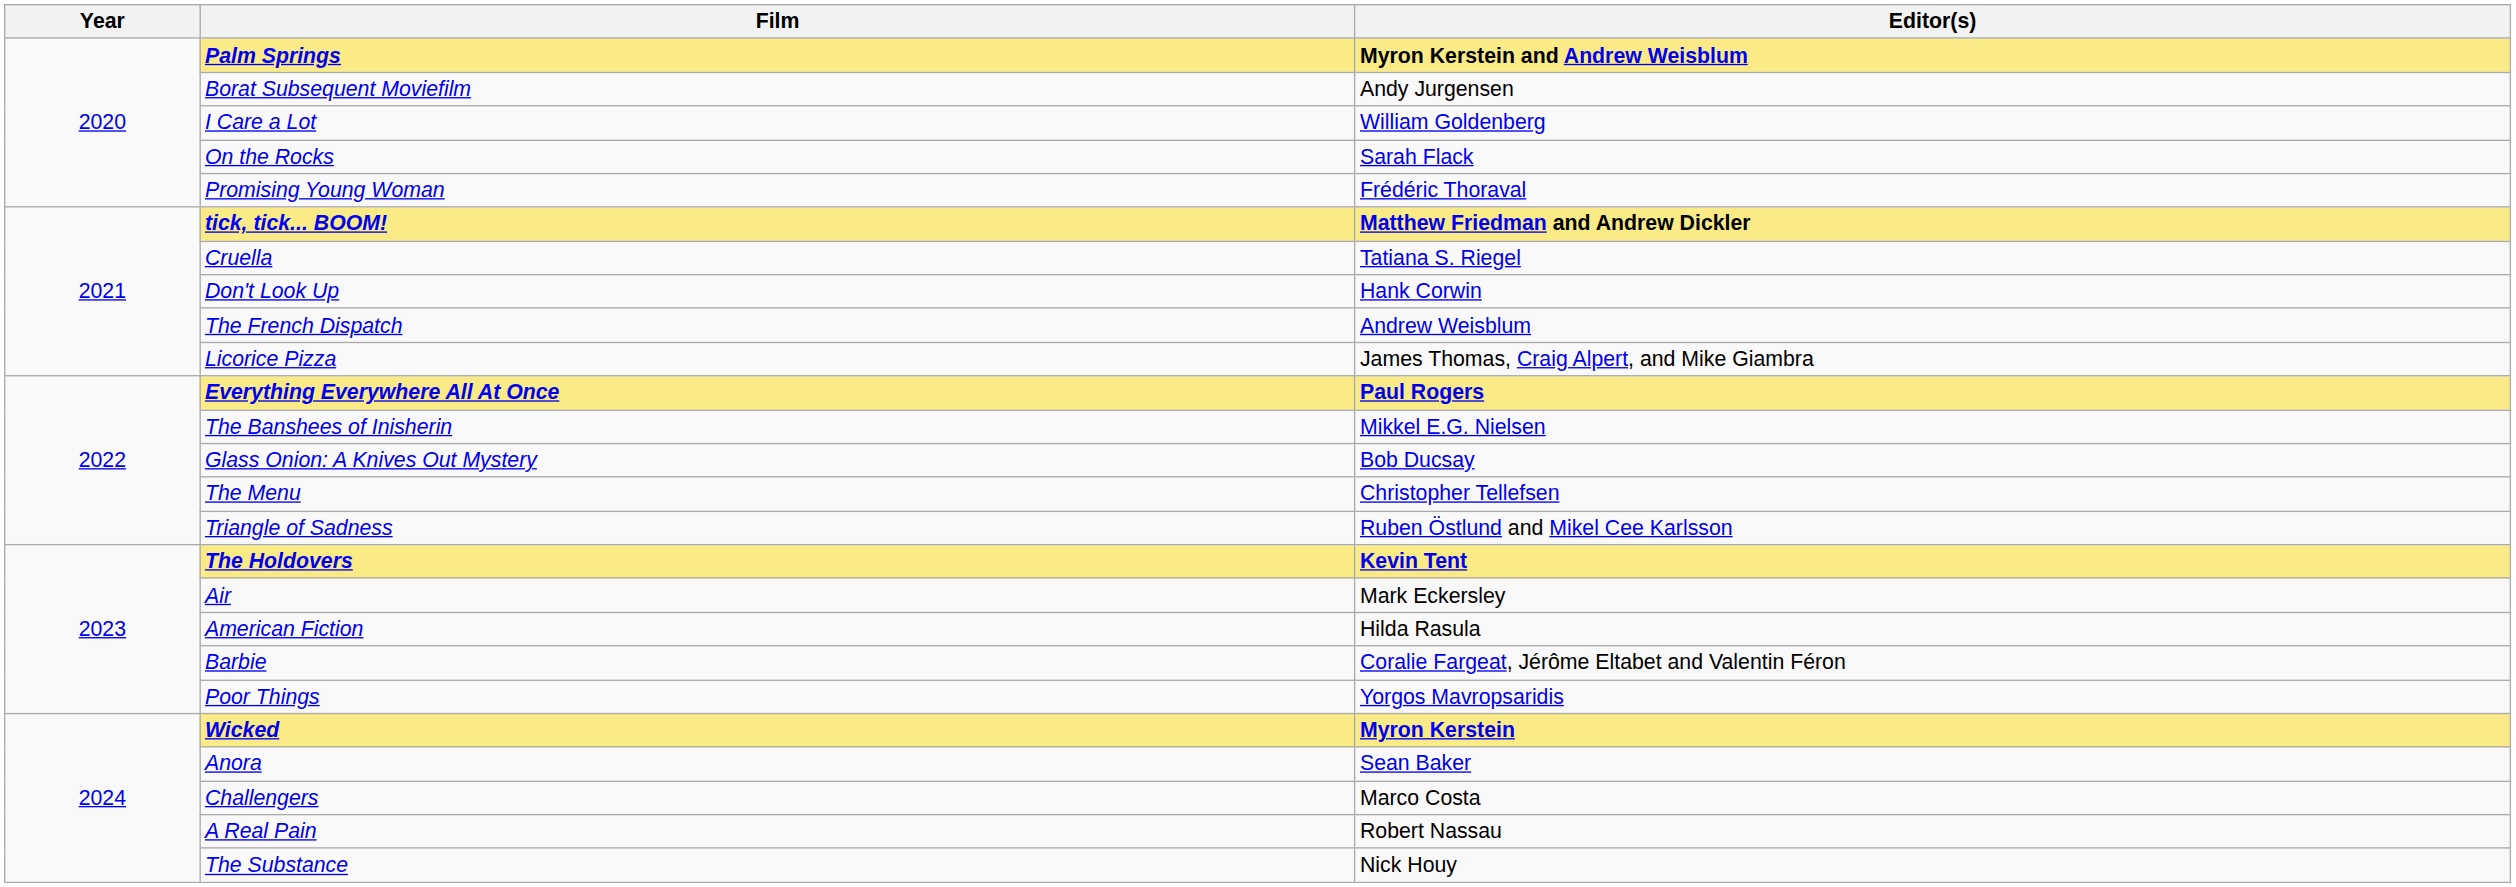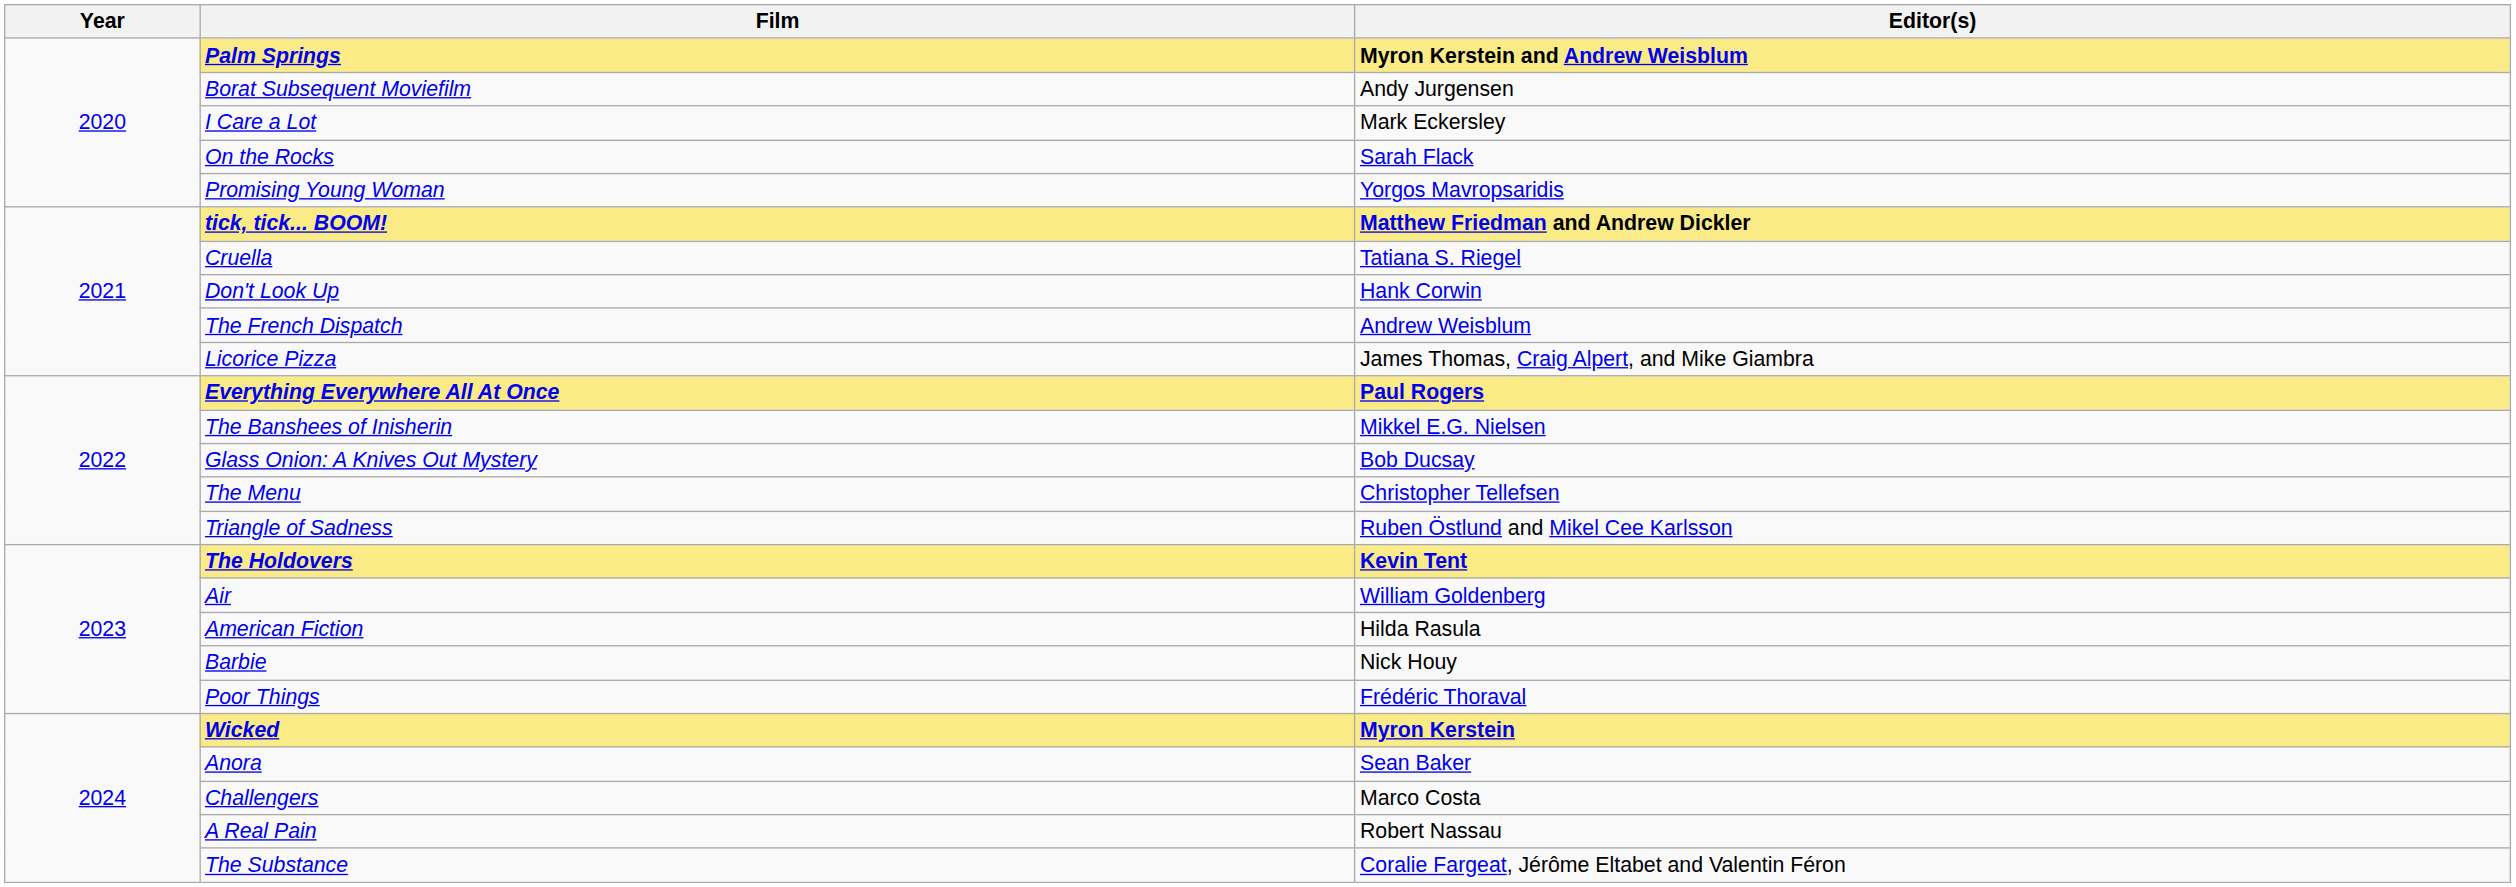(1453, 122) William Goldenberg -> (1433, 122) Mark Eckersley
(1443, 190) Frédéric Thoraval -> (1462, 190) Yorgos Mavropsaridis
(1433, 595) Mark Eckersley -> (1453, 595) William Goldenberg
(1603, 662) Coralie Fargeat, Jérôme Eltabet and Valentin Féron -> (1408, 662) Nick Houy
(1462, 696) Yorgos Mavropsaridis -> (1443, 696) Frédéric Thoraval
(1408, 865) Nick Houy -> (1603, 865) Coralie Fargeat, Jérôme Eltabet and Valentin Féron
